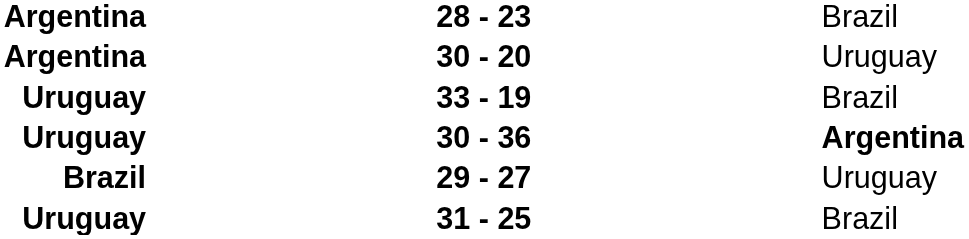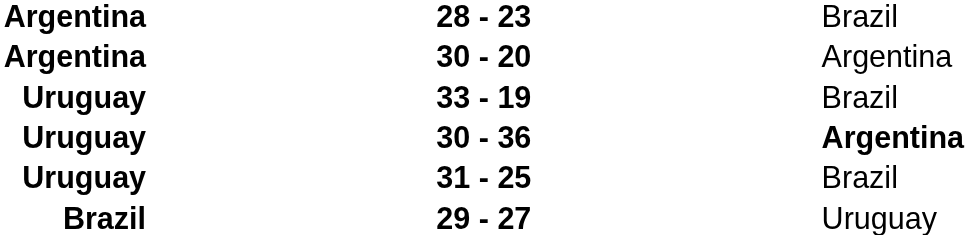(879, 57) Uruguay -> (887, 57) Argentina
rows swapped: (484, 178) <-> (484, 218)
